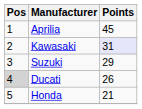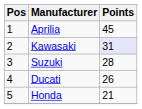(108, 63) 29 -> (108, 63) 28
(10, 79) lightgrey background -> (10, 79) no background
